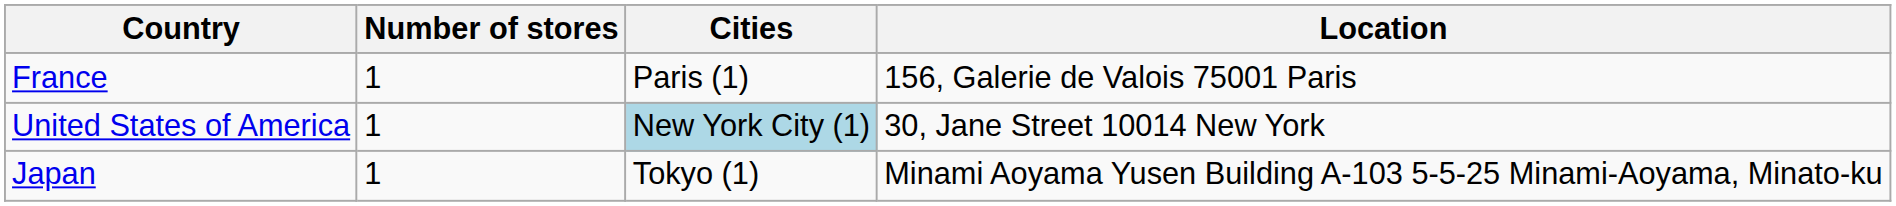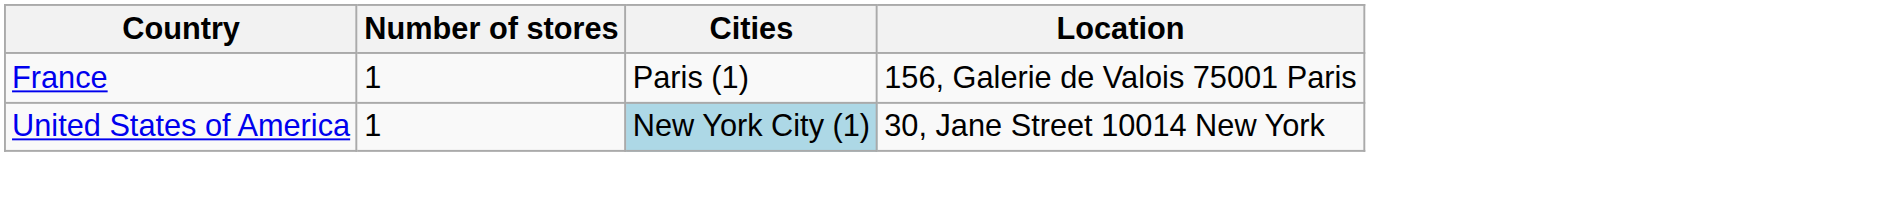- row: (54, 175)
